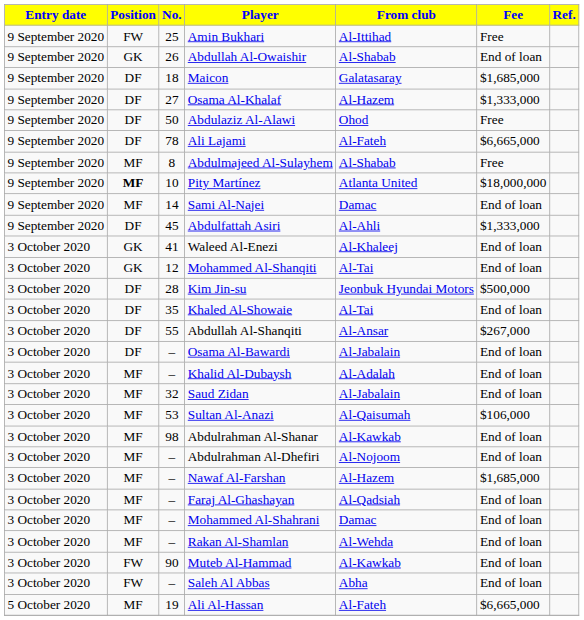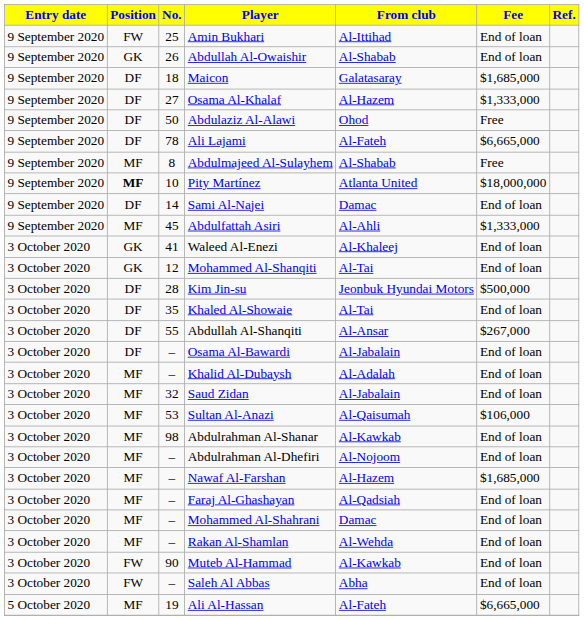(492, 36) Free -> (511, 36) End of loan
(133, 204) MF -> (133, 204) DF
(133, 225) DF -> (133, 225) MF
